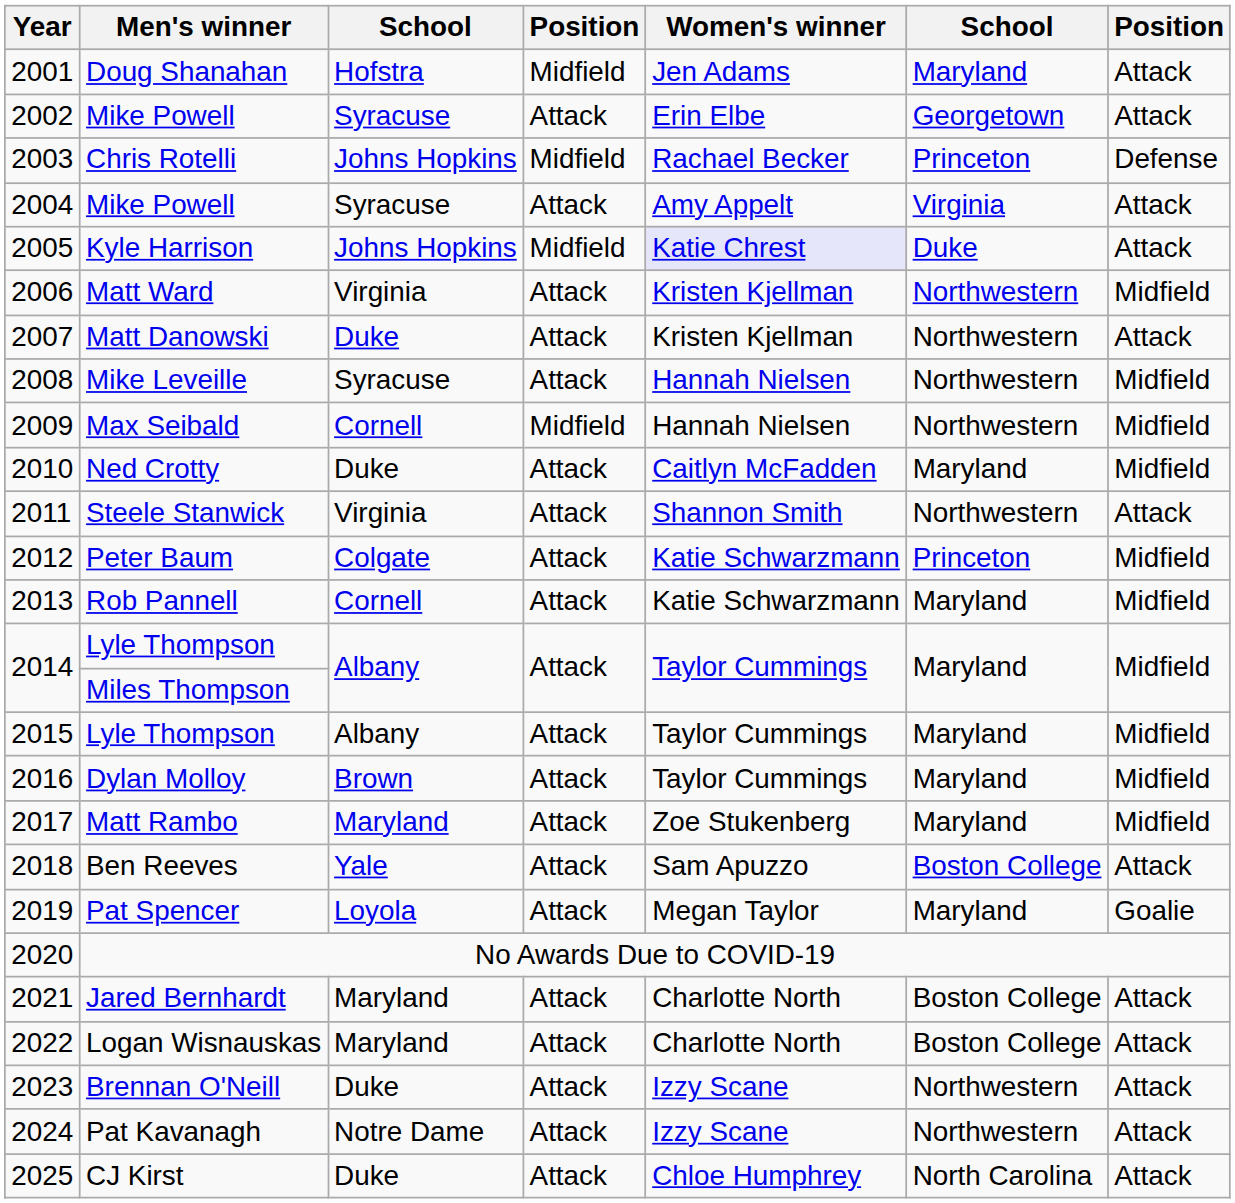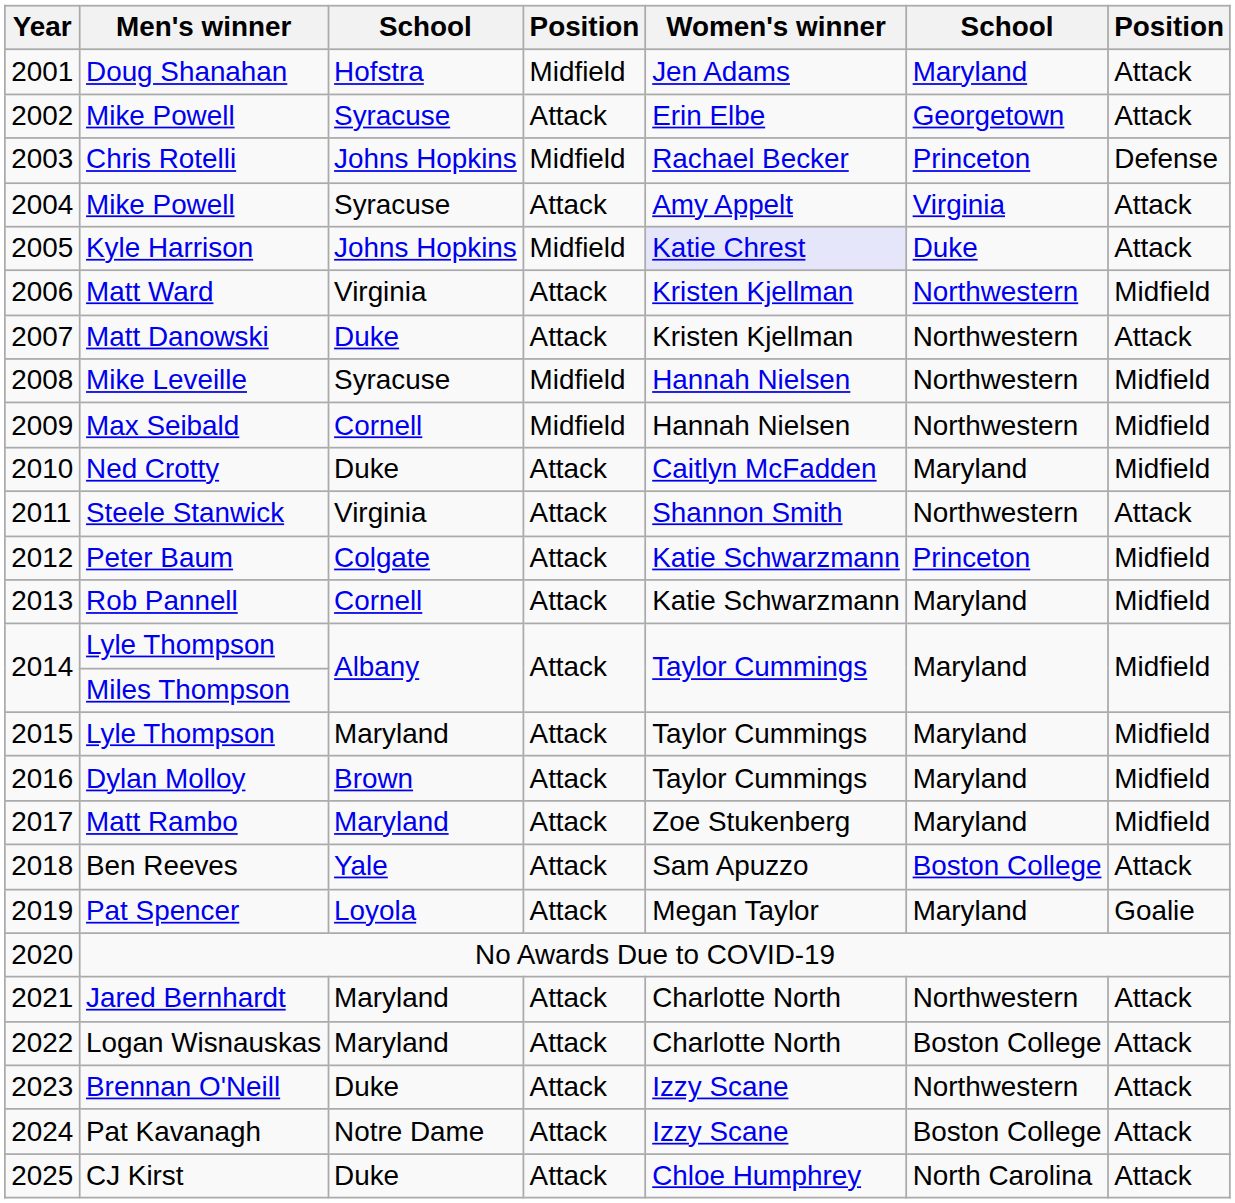(568, 380) Attack -> (578, 380) Midfield
(377, 733) Albany -> (391, 733) Maryland
(1007, 998) Boston College -> (995, 998) Northwestern
(995, 1131) Northwestern -> (1007, 1131) Boston College
